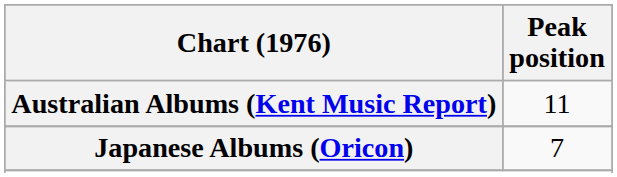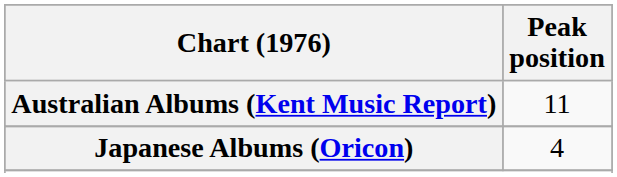(557, 147) 7 -> (557, 147) 4
